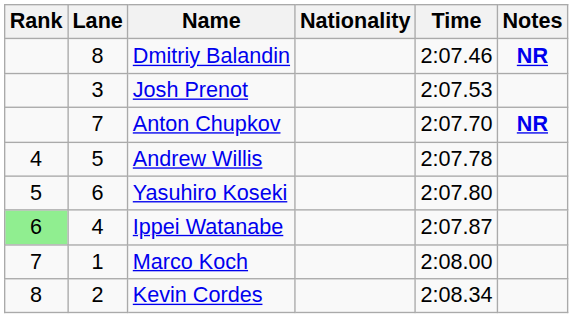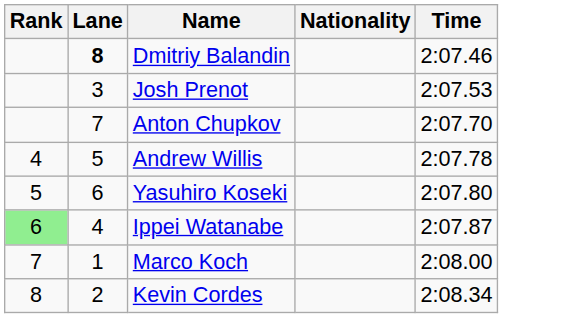- column: (532, 21)
(98, 55) normal -> (98, 55) bold
